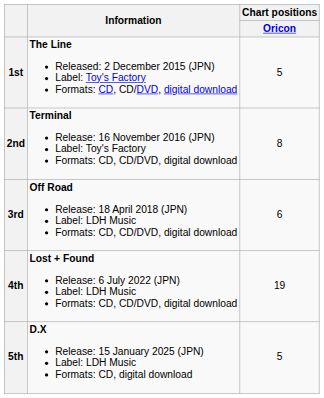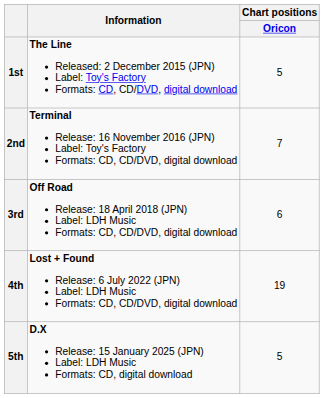(280, 143) 8 -> (280, 143) 7
